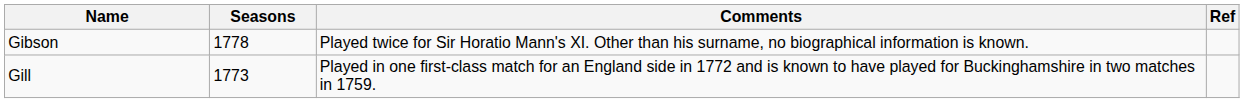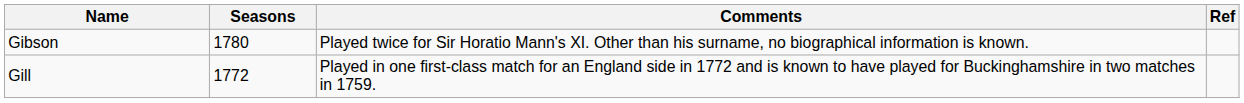(231, 42) 1778 -> (231, 42) 1780
(231, 76) 1773 -> (231, 76) 1772
